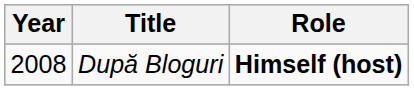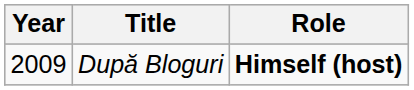(39, 64) 2008 -> (39, 64) 2009
